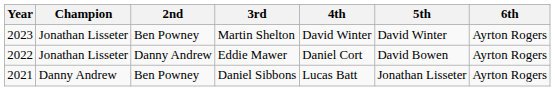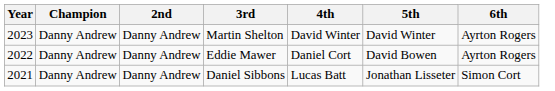(83, 34) Jonathan Lisseter -> (78, 34) Danny Andrew
(167, 34) Ben Powney -> (162, 34) Danny Andrew
(83, 55) Jonathan Lisseter -> (78, 55) Danny Andrew
(167, 75) Ben Powney -> (162, 75) Danny Andrew
(510, 75) Ayrton Rogers -> (491, 75) Simon Cort
